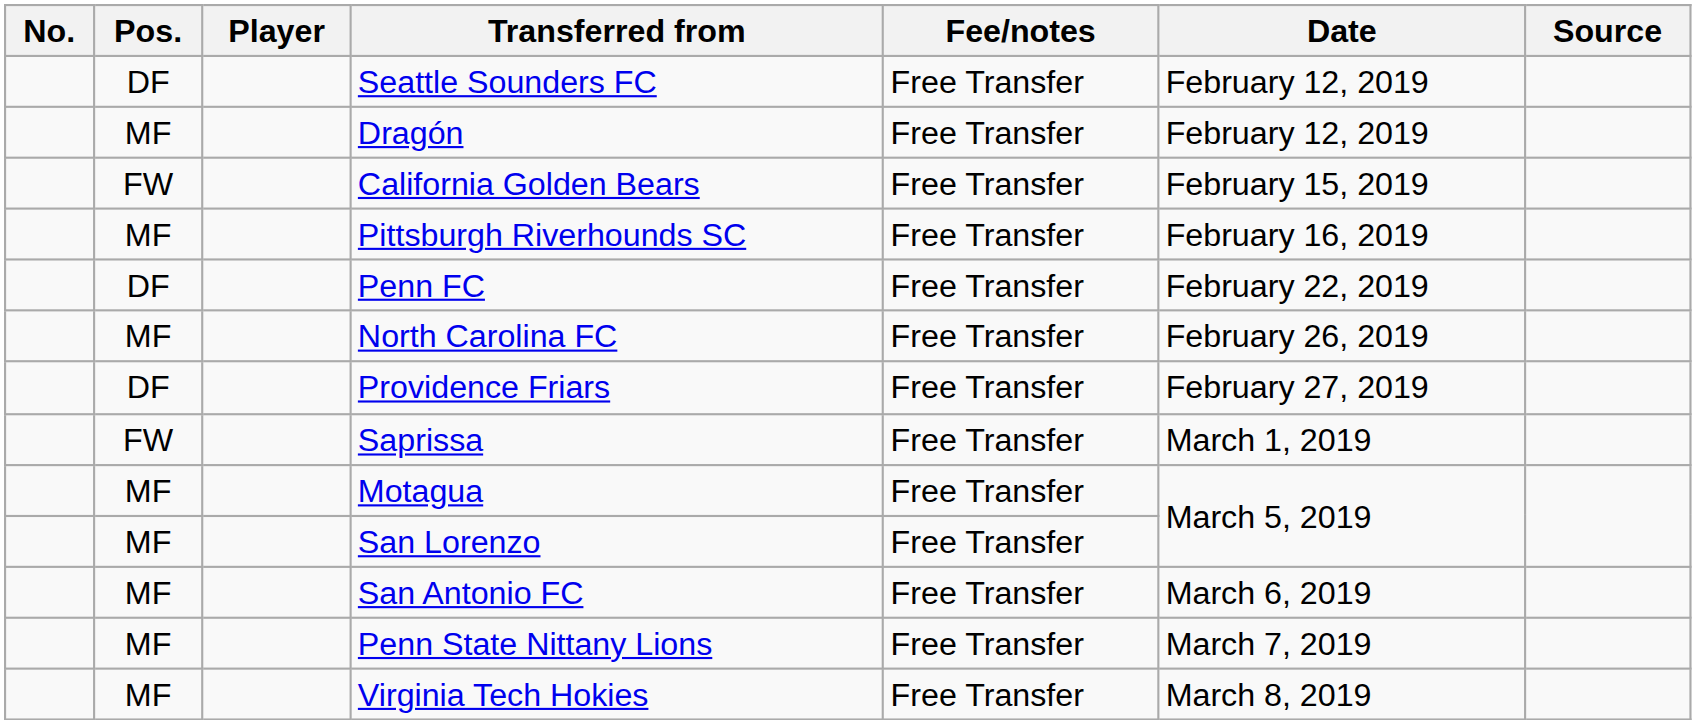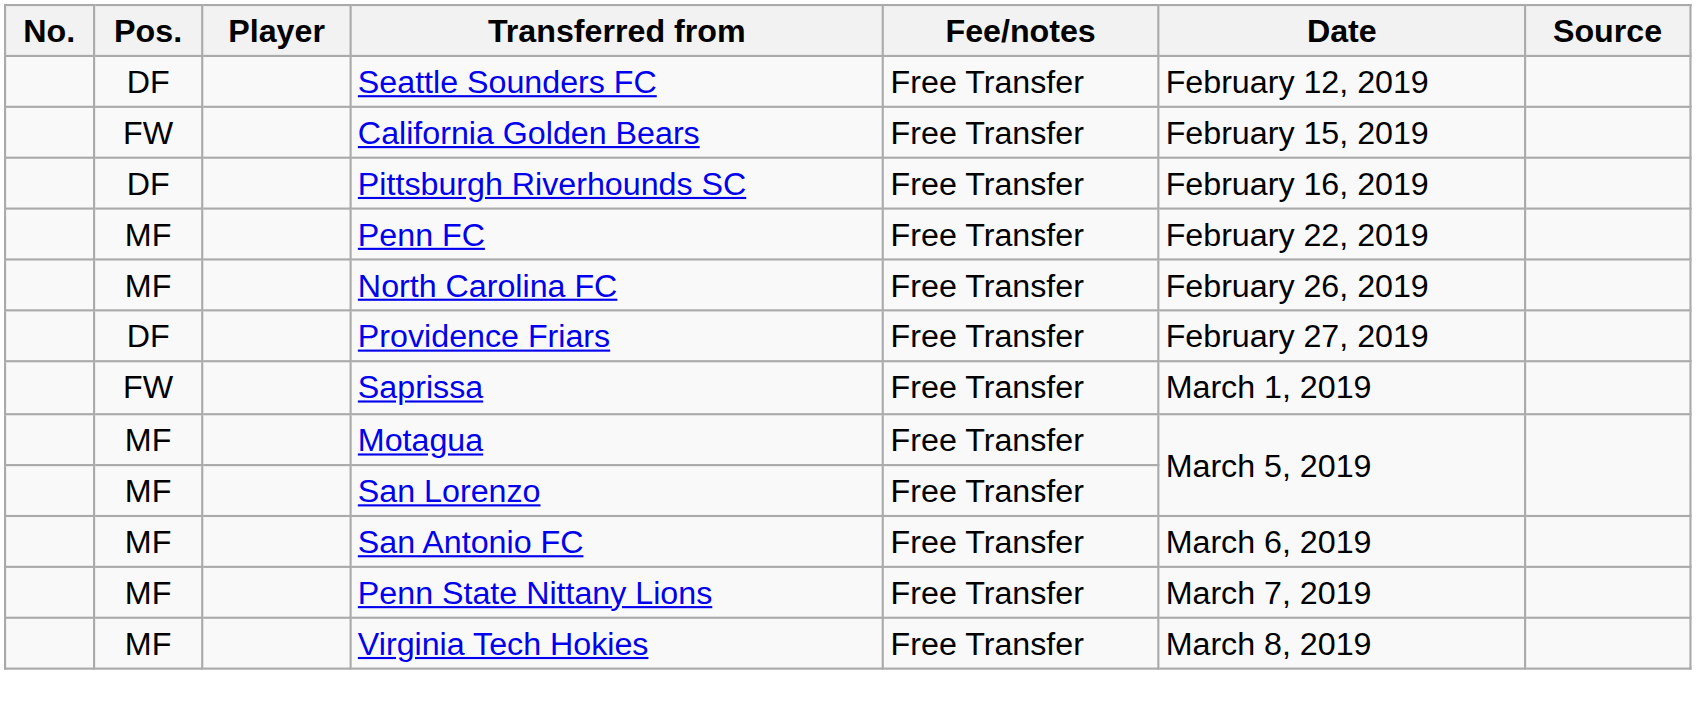- row: (411, 133)
(148, 235) MF -> (148, 184) DF
(148, 286) DF -> (148, 235) MF
